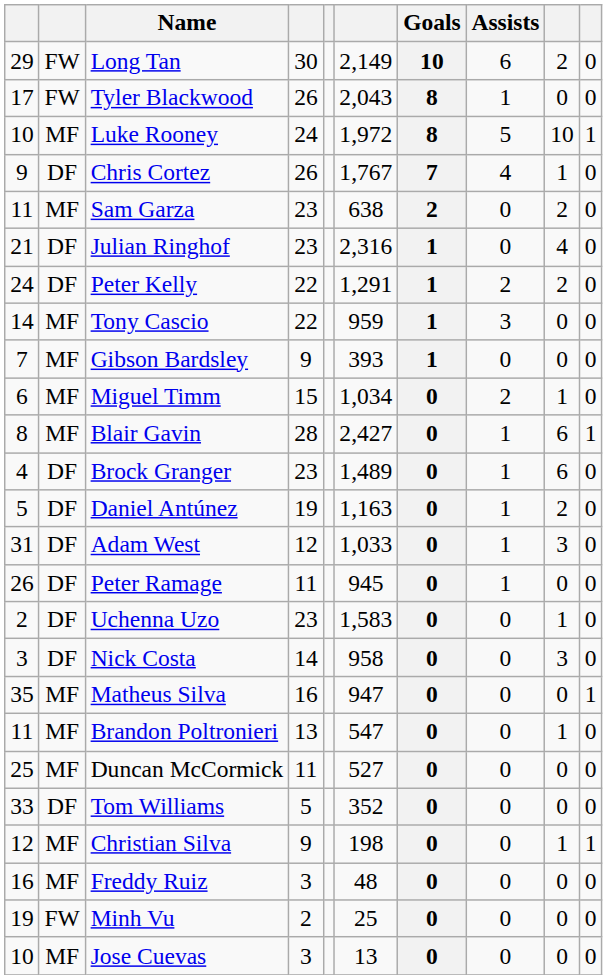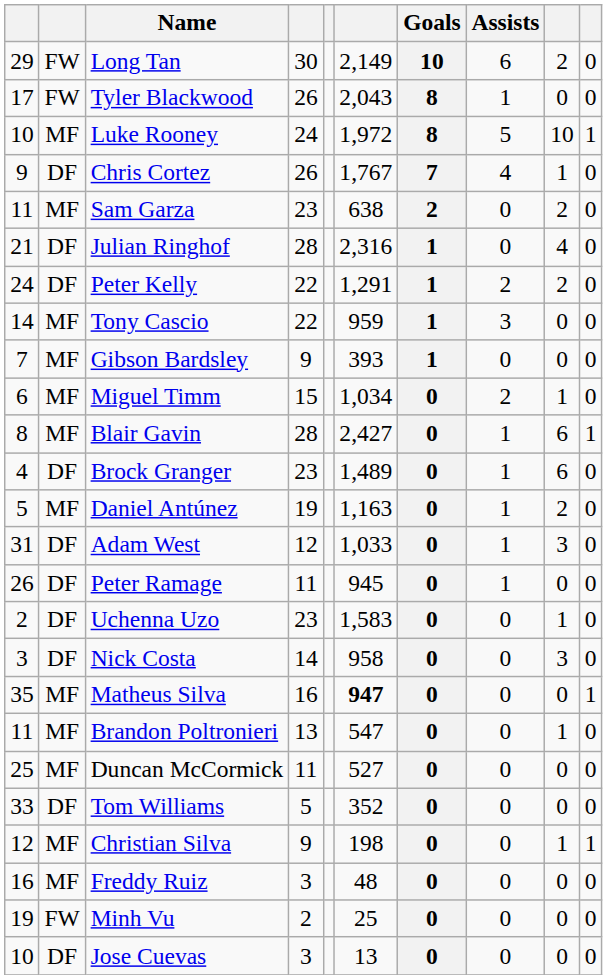(306, 246) 23 -> (306, 246) 28
(62, 508) DF -> (62, 508) MF
(366, 694) normal -> (366, 694) bold
(62, 955) MF -> (62, 955) DF
